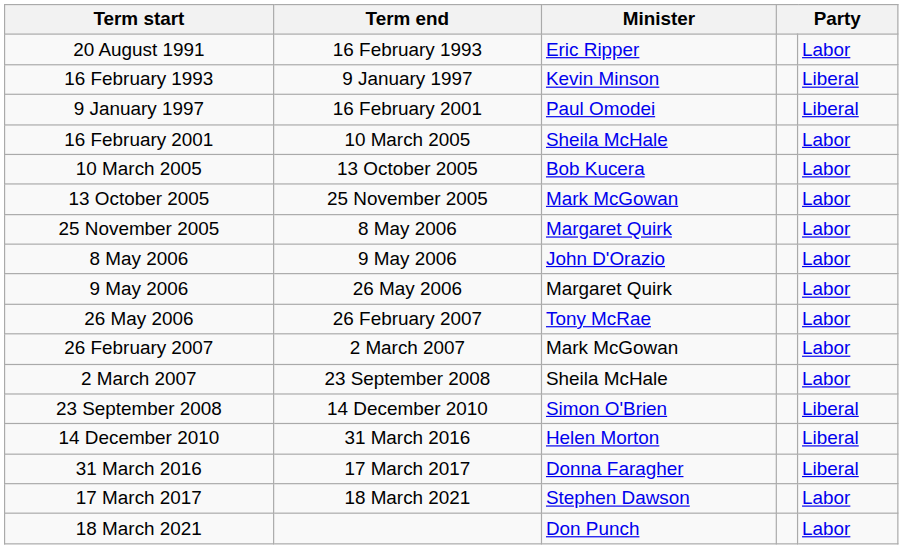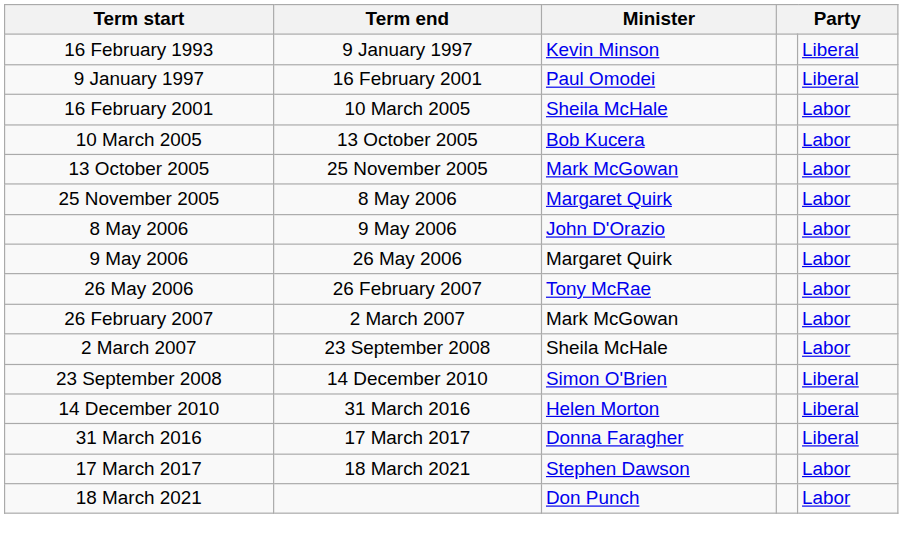- row: (139, 49)
